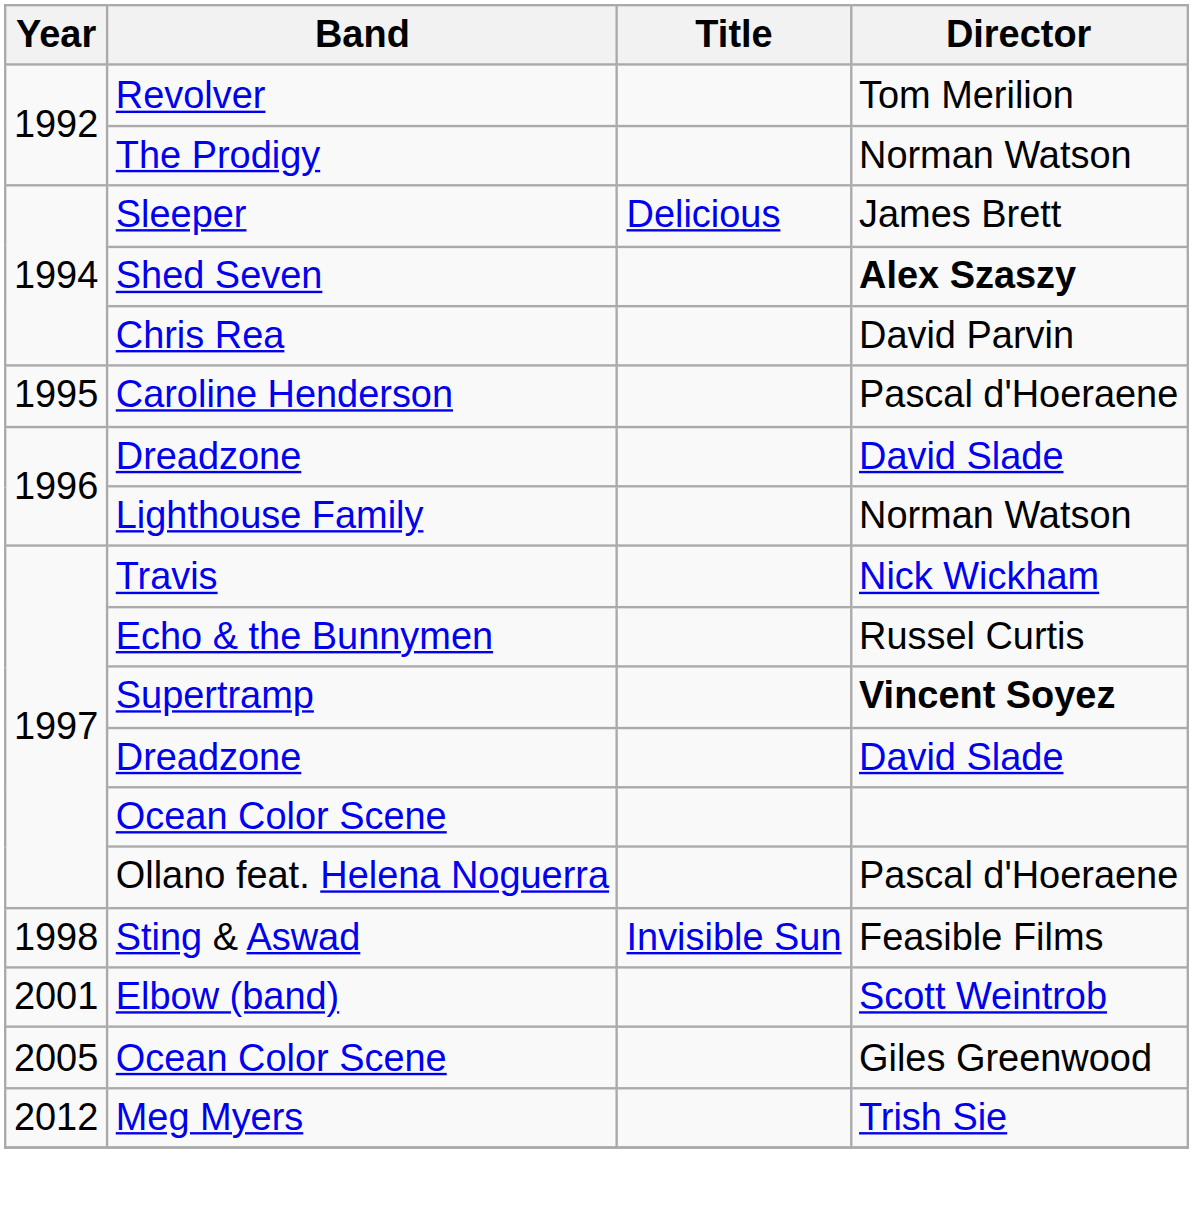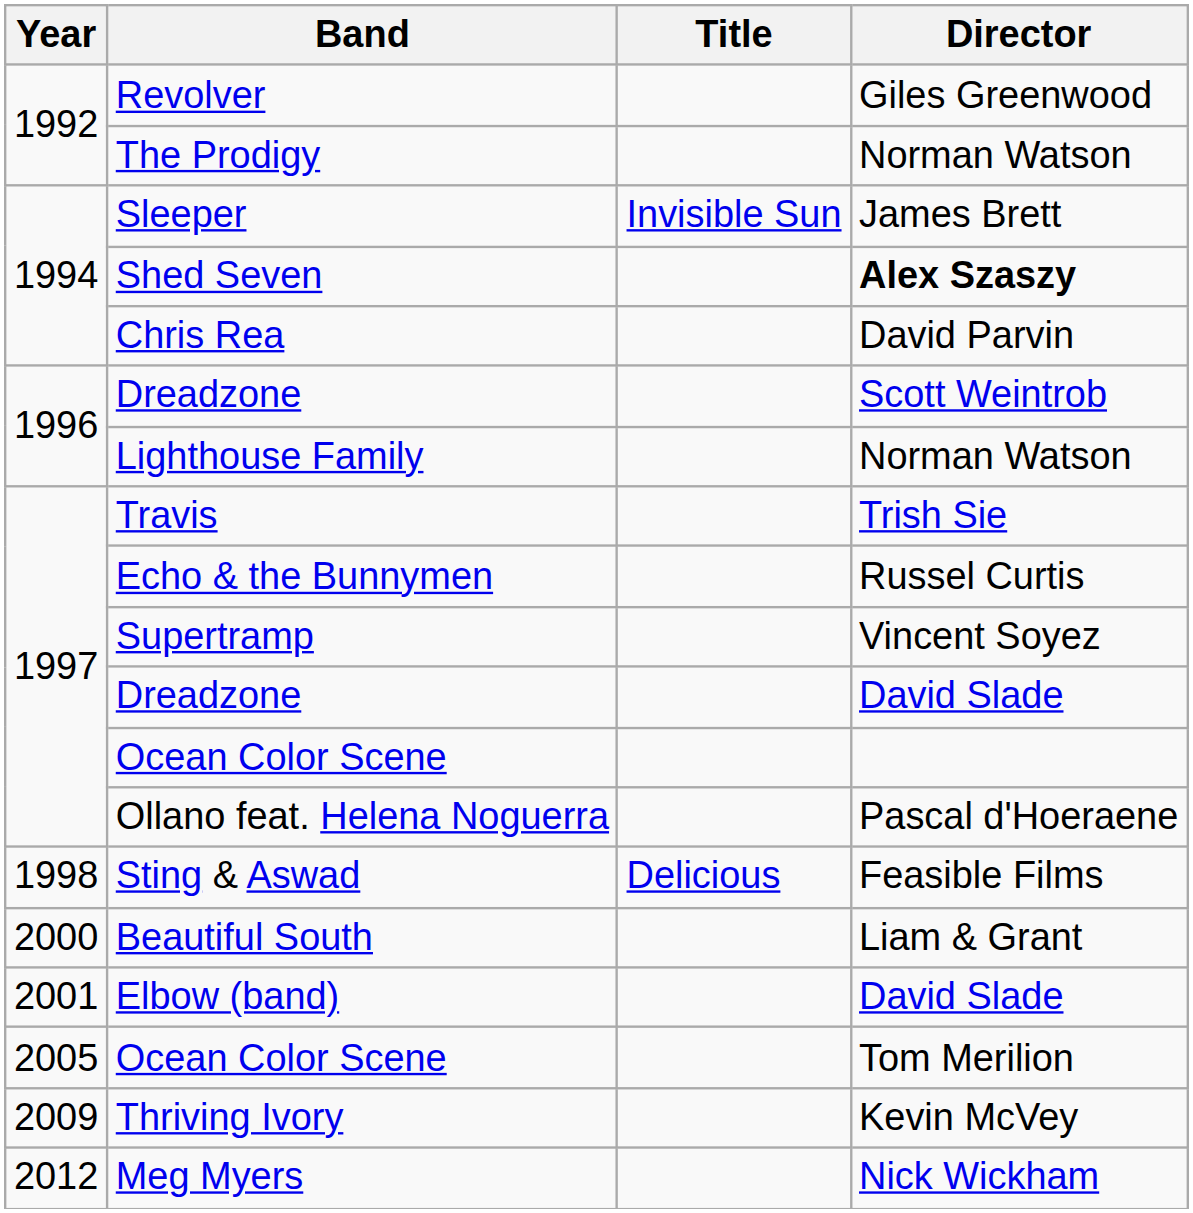(966, 94) Tom Merilion -> (1006, 94) Giles Greenwood
(703, 214) Delicious -> (734, 214) Invisible Sun
- row: (56, 395)
(961, 455) David Slade -> (983, 395) Scott Weintrob
(979, 575) Nick Wickham -> (933, 515) Trish Sie
(987, 696) bold -> (980, 635) normal
(734, 936) Invisible Sun -> (703, 876) Delicious
+ row: (56, 936)
(983, 996) Scott Weintrob -> (961, 996) David Slade
(1006, 1056) Giles Greenwood -> (966, 1056) Tom Merilion
+ row: (56, 1117)
(933, 1117) Trish Sie -> (979, 1177) Nick Wickham
